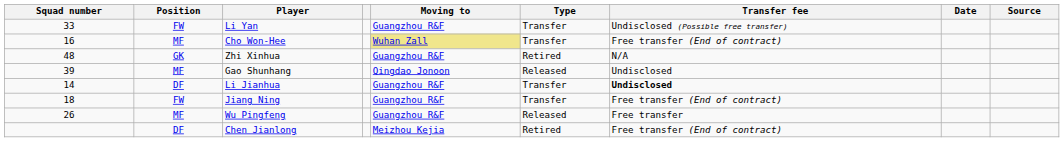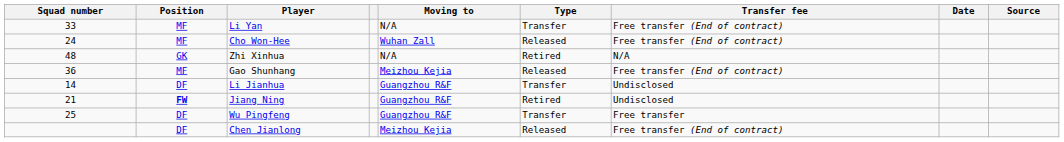(178, 27) FW -> (182, 27) MF
(409, 27) Guangzhou R&F -> (388, 27) N/A
(700, 27) Undisclosed (Possible free transfer) -> (698, 27) Free transfer (End of contract)
(69, 42) 16 -> (70, 42) 24
(400, 42) khaki background -> (407, 42) no background
(545, 42) Transfer -> (544, 42) Released
(409, 56) Guangzhou R&F -> (388, 56) N/A
(69, 71) 39 -> (70, 71) 36
(411, 71) Qingdao Jonoon -> (416, 71) Meizhou Kejia
(642, 71) Undisclosed -> (698, 71) Free transfer (End of contract)
(642, 86) bold -> (643, 86) normal
(69, 101) 18 -> (70, 101) 21
(178, 101) normal -> (182, 101) bold
(545, 101) Transfer -> (542, 101) Retired
(697, 101) Free transfer (End of contract) -> (643, 101) Undisclosed
(69, 115) 26 -> (70, 115) 25
(178, 115) MF -> (182, 115) DF
(545, 115) Released -> (544, 115) Transfer
(542, 130) Retired -> (544, 130) Released
